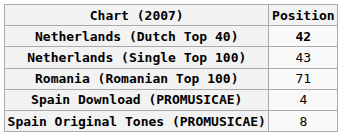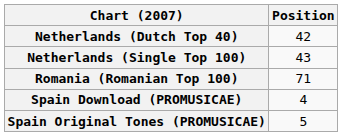(303, 36) bold -> (303, 36) normal
(303, 121) 8 -> (303, 121) 5
